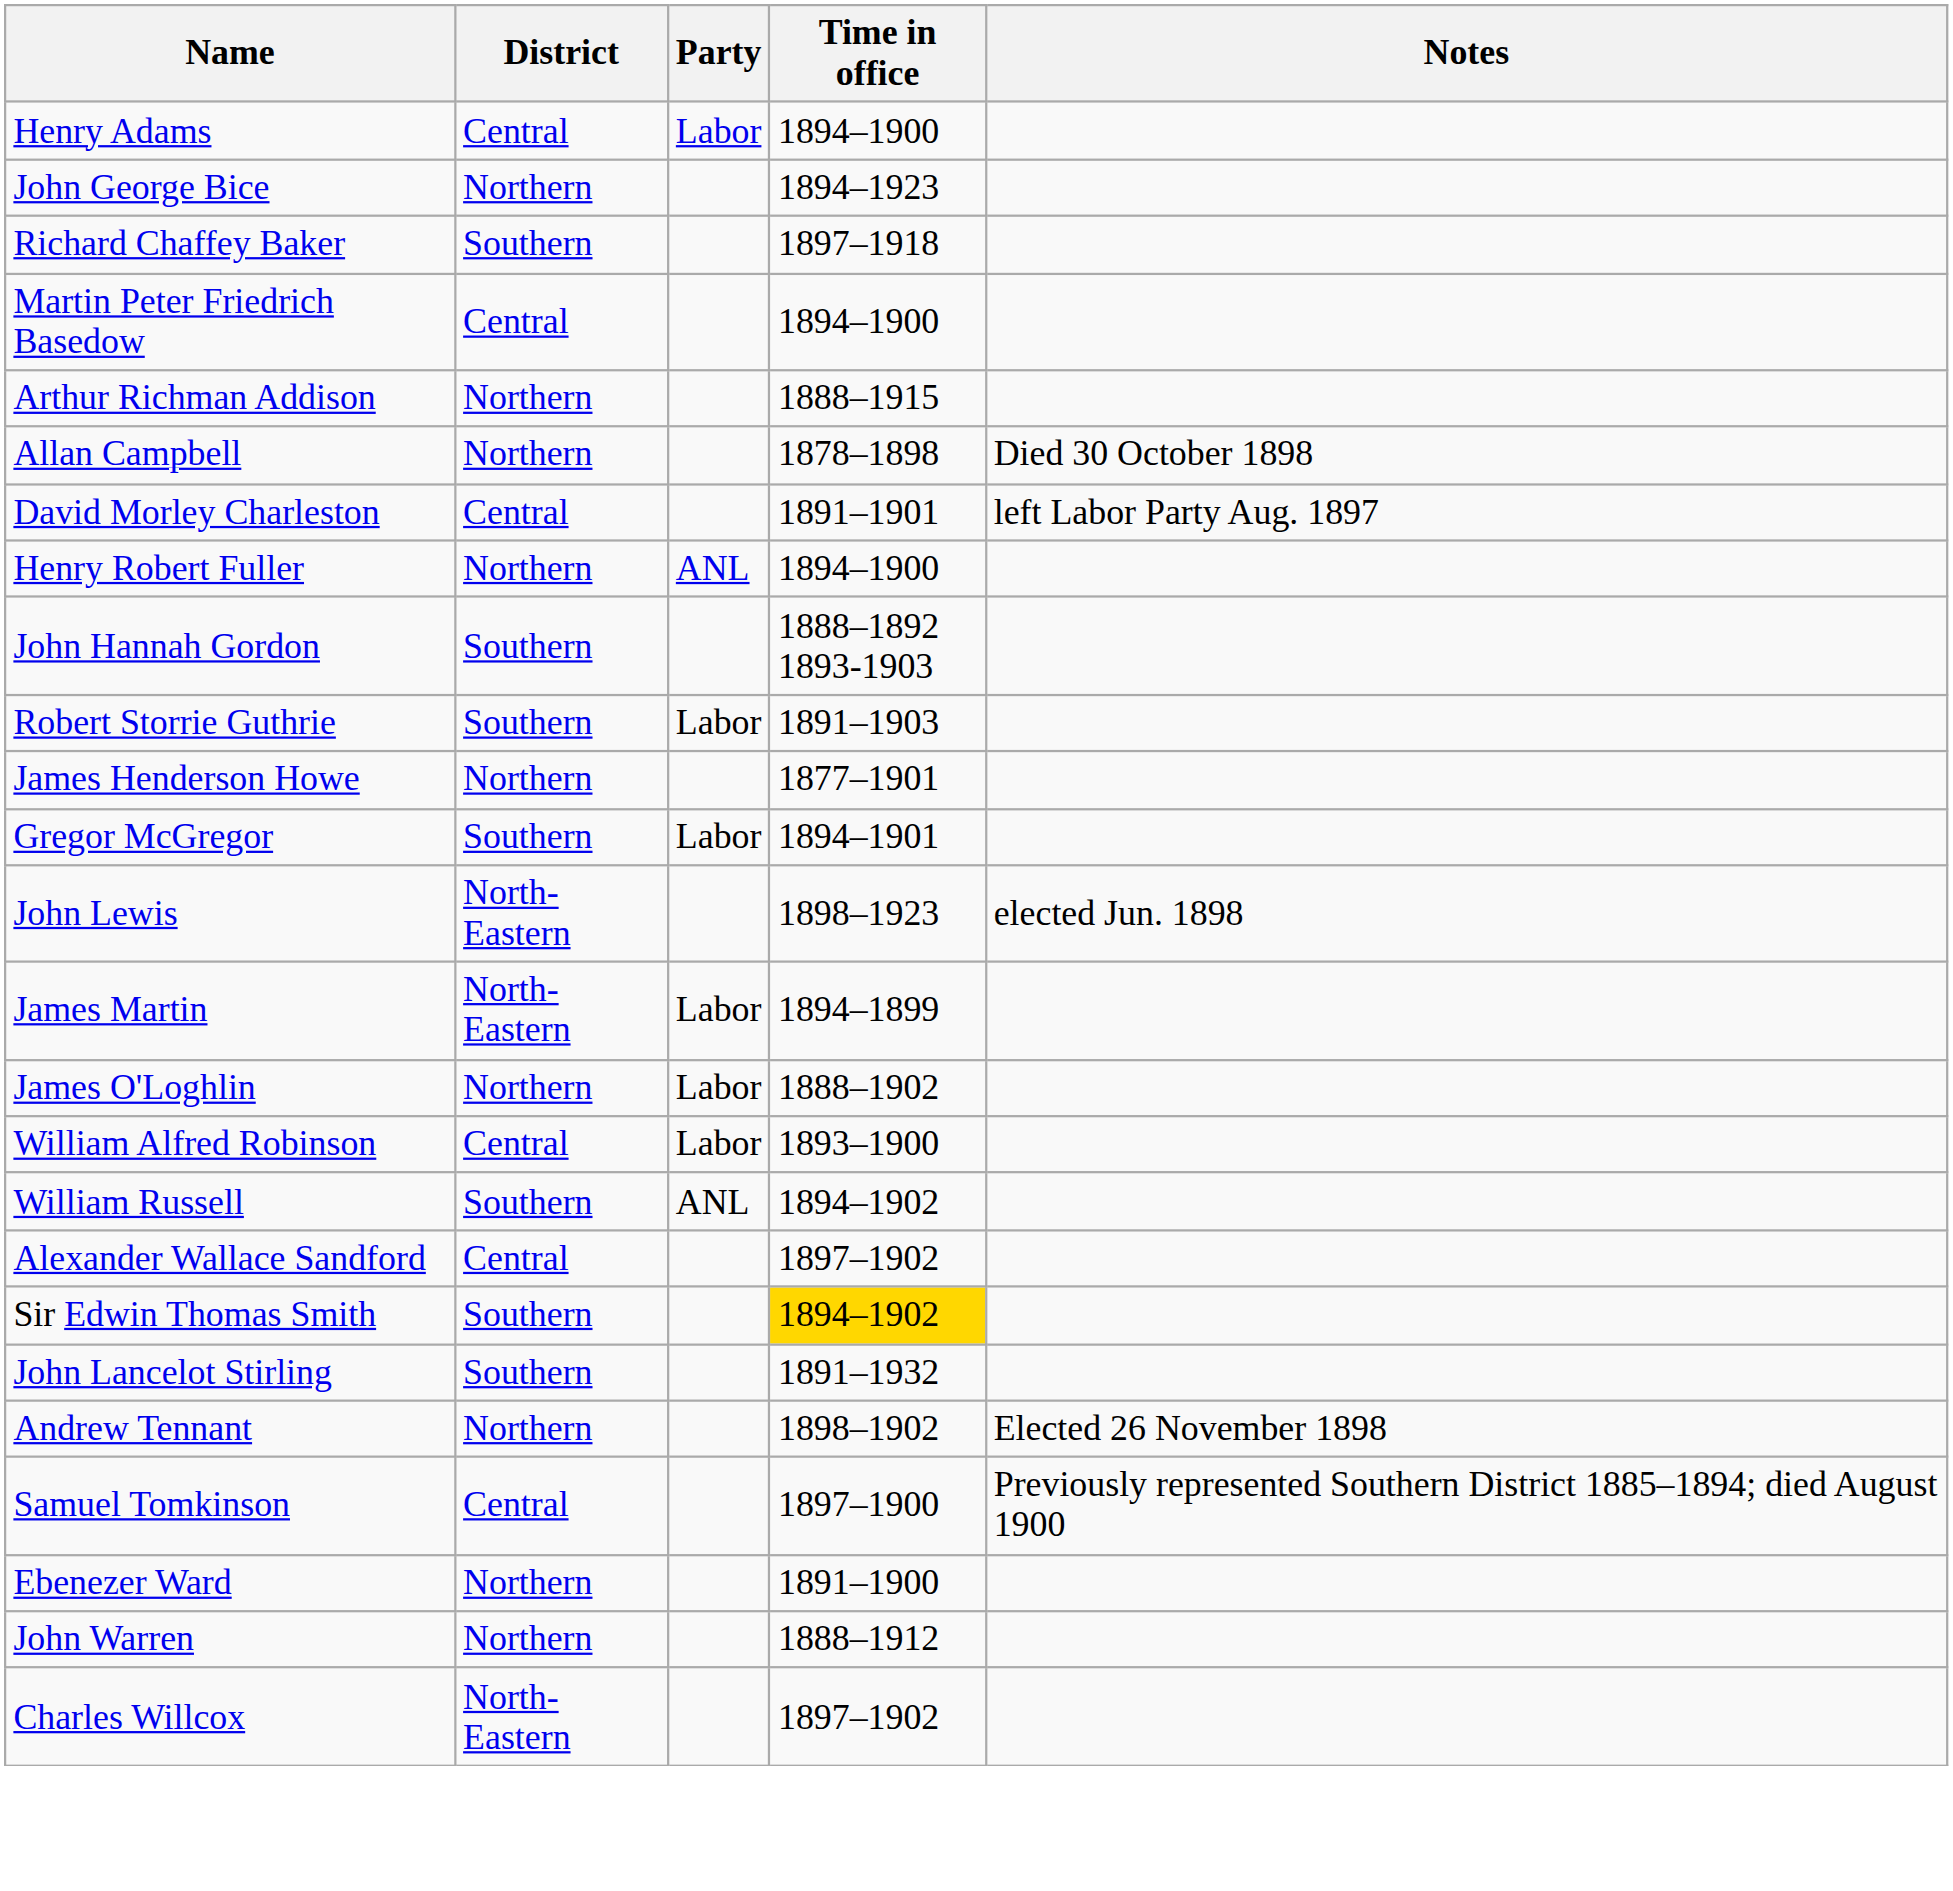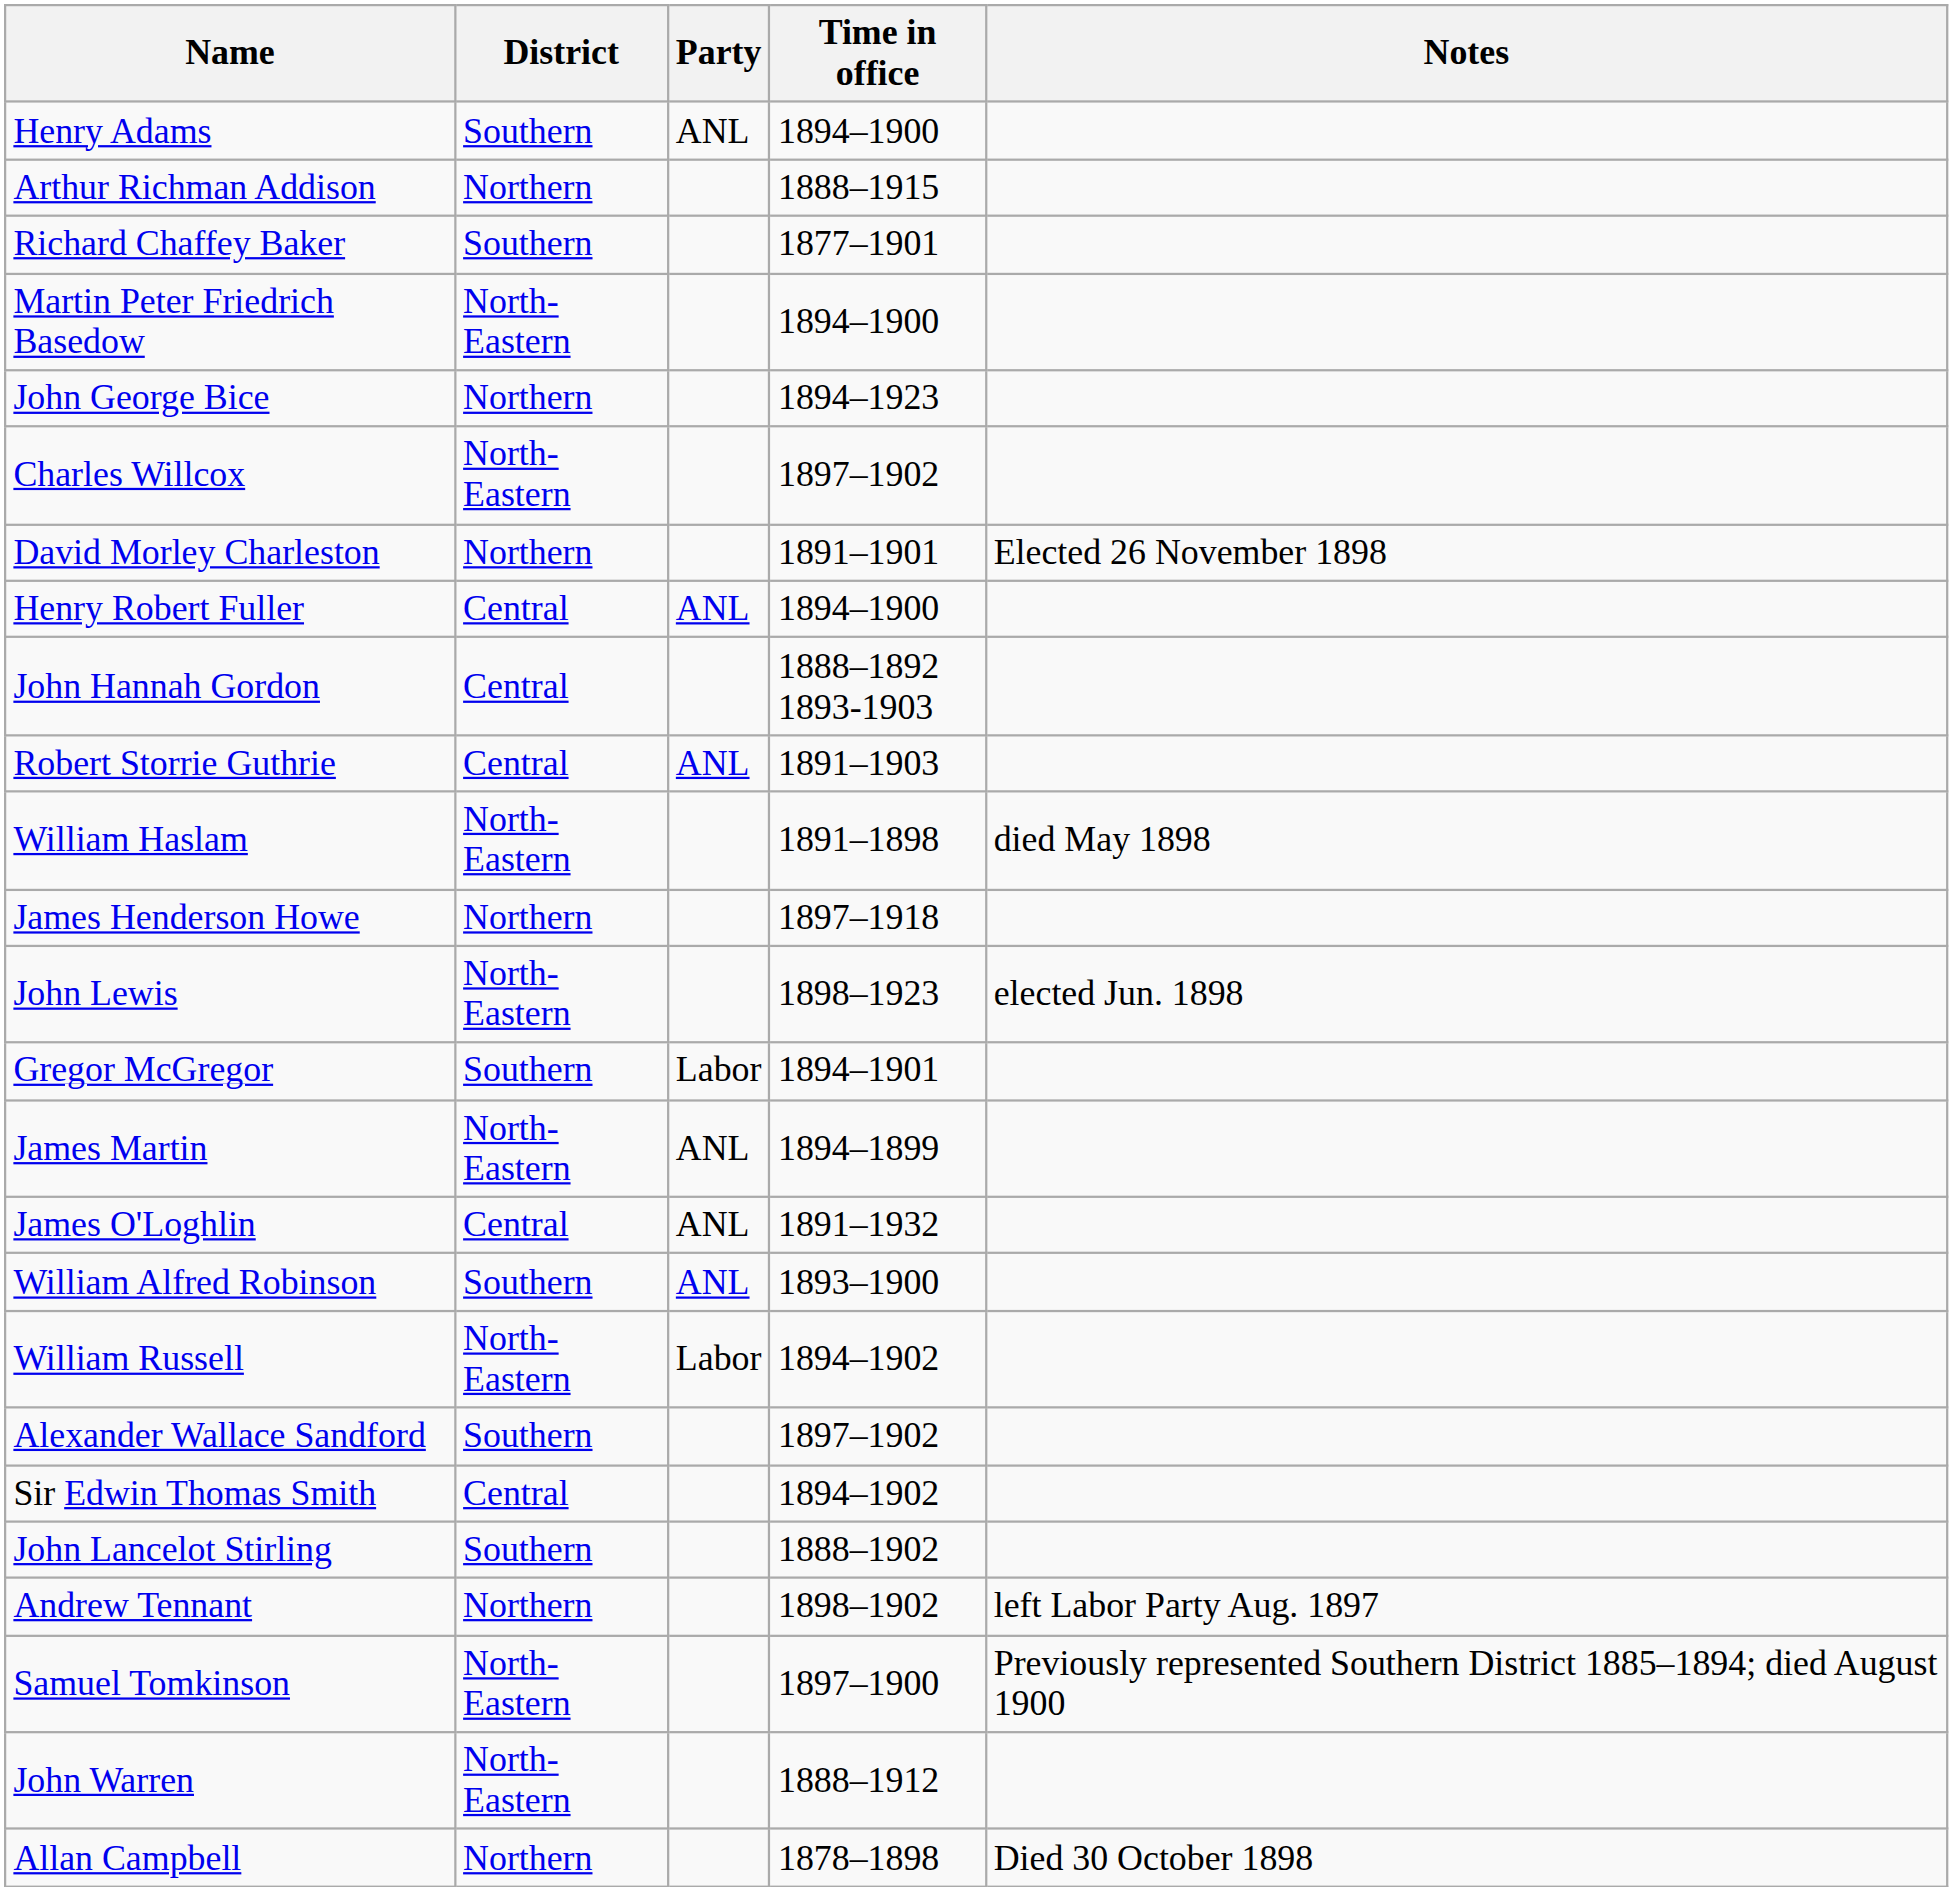(516, 130) Central -> (528, 130) Southern
(719, 130) Labor -> (713, 130) ANL
rows swapped: (195, 397) <-> (141, 186)
(859, 243) 1897–1918 -> (859, 243) 1877–1901
(516, 320) Central -> (517, 320) North-Eastern
rows swapped: (127, 454) <-> (129, 1716)
(516, 511) Central -> (528, 551) Northern
(1186, 511) left Labor Party Aug. 1897 -> (1190, 551) Elected 26 November 1898
(528, 568) Northern -> (516, 608) Central
(528, 645) Southern -> (516, 685) Central
(528, 722) Southern -> (516, 762) Central
(719, 722) Labor -> (713, 762) ANL
+ row: (131, 839)
(859, 779) 1877–1901 -> (859, 916) 1897–1918
rows swapped: (96, 912) <-> (143, 835)
(719, 1010) Labor -> (713, 1147) ANL
(528, 1087) Northern -> (516, 1224) Central
(719, 1087) Labor -> (713, 1224) ANL
(859, 1087) 1888–1902 -> (859, 1224) 1891–1932
(516, 1143) Central -> (528, 1281) Southern
(719, 1143) Labor -> (713, 1281) ANL
(528, 1200) Southern -> (517, 1358) North-Eastern
(713, 1200) ANL -> (719, 1358) Labor
(516, 1257) Central -> (528, 1435) Southern
(528, 1314) Southern -> (516, 1492) Central
(859, 1314) gold background -> (859, 1492) no background
(859, 1371) 1891–1932 -> (859, 1549) 1888–1902
(1190, 1428) Elected 26 November 1898 -> (1186, 1605) left Labor Party Aug. 1897
(516, 1505) Central -> (517, 1682) North-Eastern
- row: (123, 1582)
(528, 1638) Northern -> (517, 1780) North-Eastern
